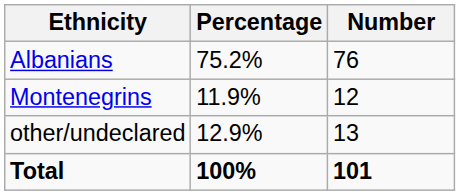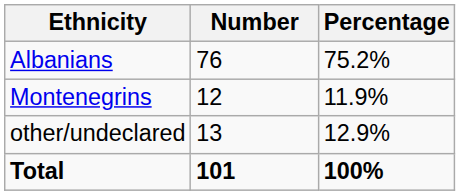columns swapped: (391, 23) <-> (259, 23)
